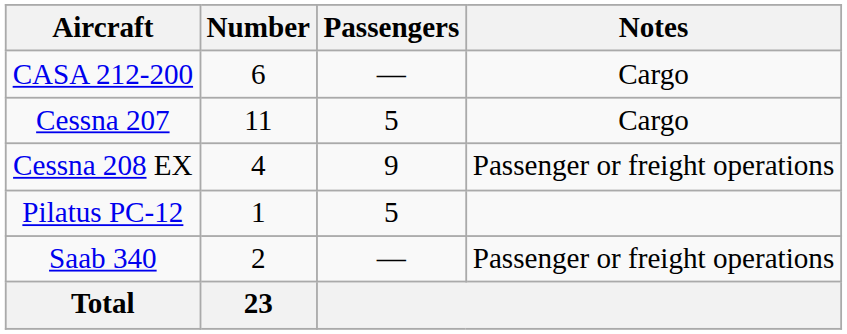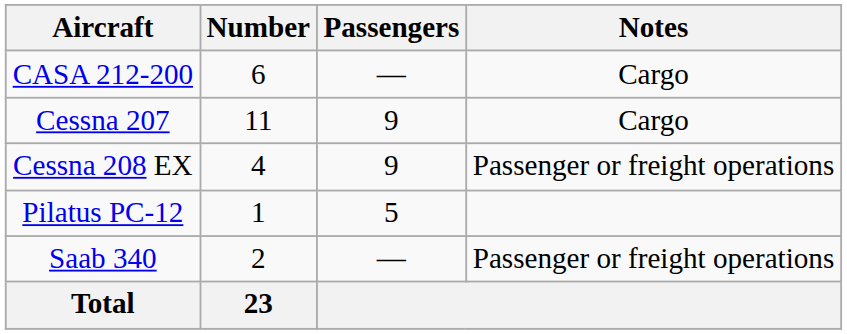(391, 119) 5 -> (391, 119) 9
